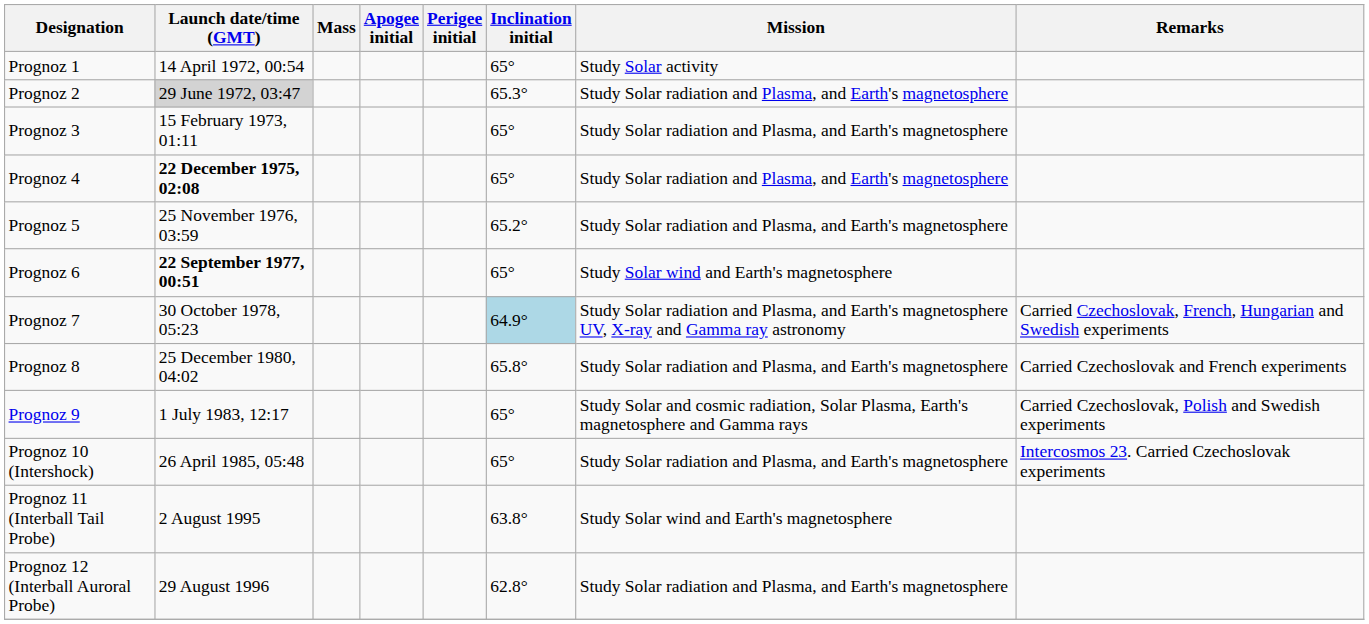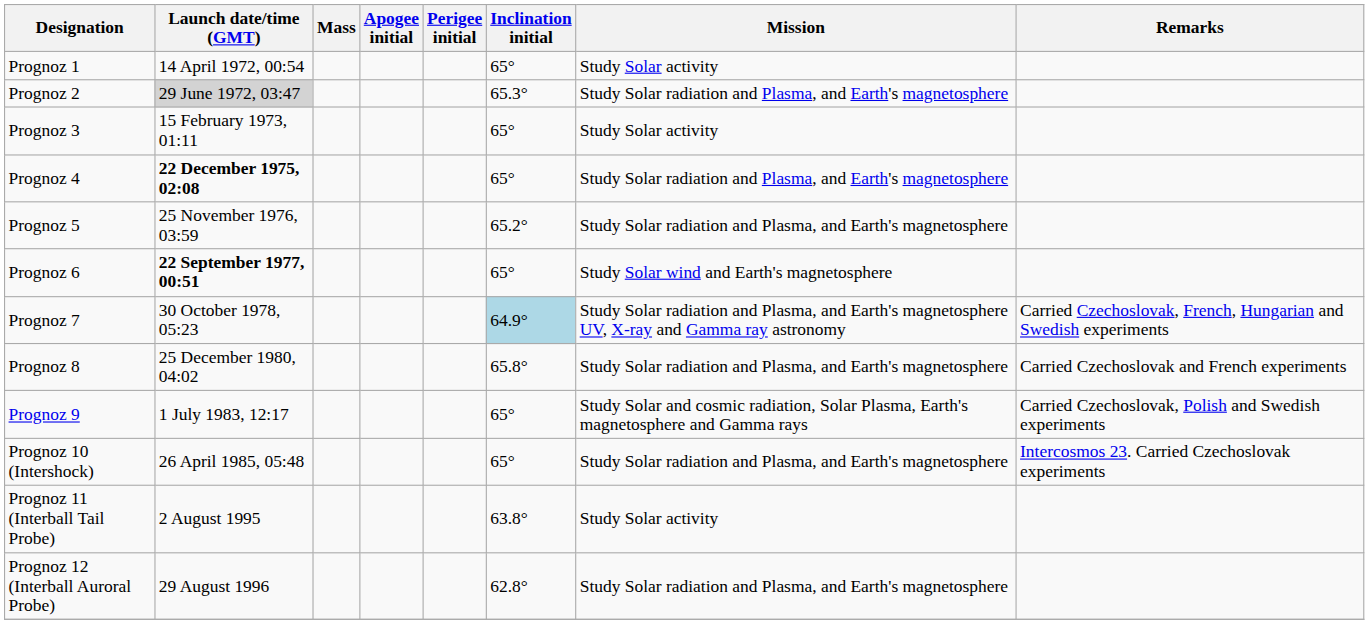(794, 130) Study Solar radiation and Plasma, and Earth's magnetosphere -> (649, 130) Study Solar activity
(736, 518) Study Solar wind and Earth's magnetosphere -> (649, 518) Study Solar activity
